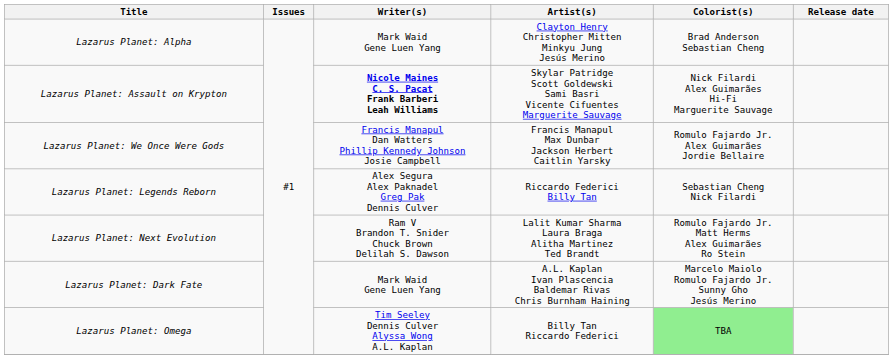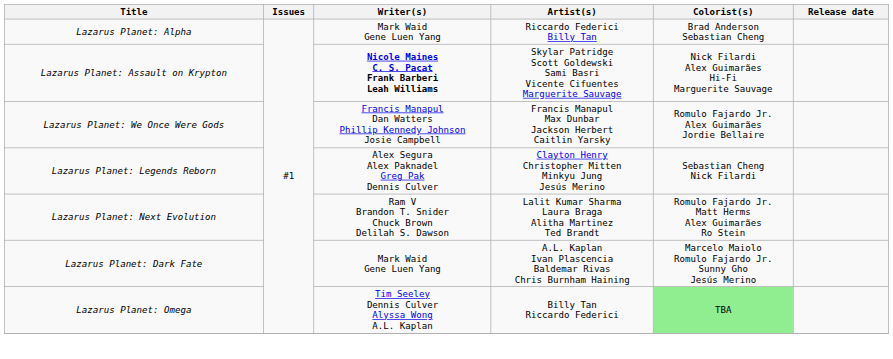(572, 42) Clayton Henry Christopher Mitten Minkyu Jung Jesús Merino -> (572, 32) Riccardo Federici Billy Tan
(572, 192) Riccardo Federici Billy Tan -> (572, 171) Clayton Henry Christopher Mitten Minkyu Jung Jesús Merino
